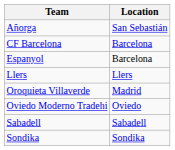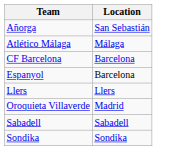+ row: (39, 43)
- row: (57, 106)
